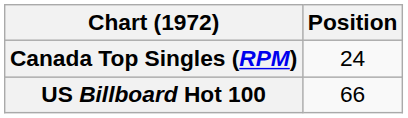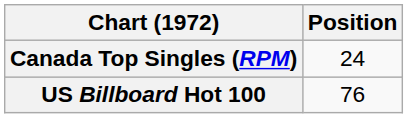(353, 94) 66 -> (353, 94) 76
